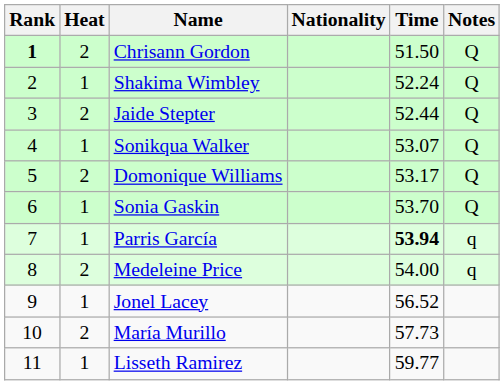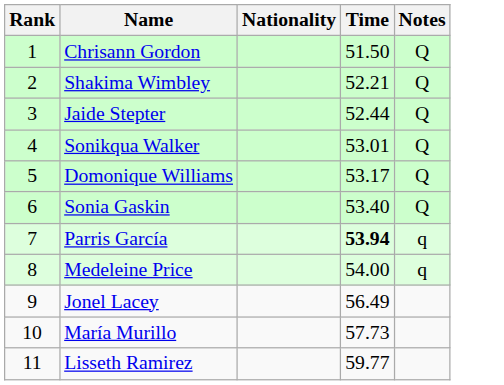- column: (84, 20)
(32, 51) bold -> (32, 51) normal
(417, 82) 52.24 -> (367, 82) 52.21
(417, 144) 53.07 -> (367, 144) 53.01
(417, 207) 53.70 -> (367, 207) 53.40
(417, 301) 56.52 -> (367, 301) 56.49
